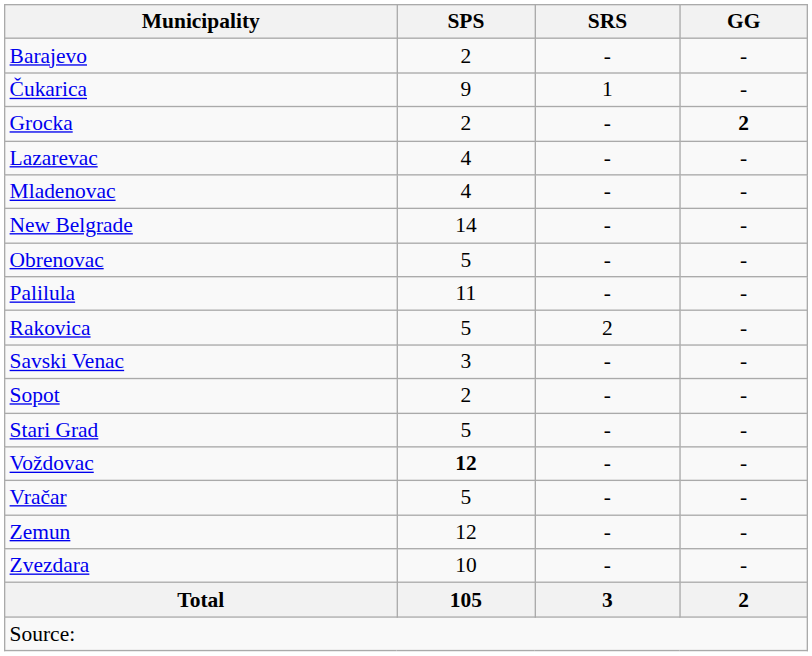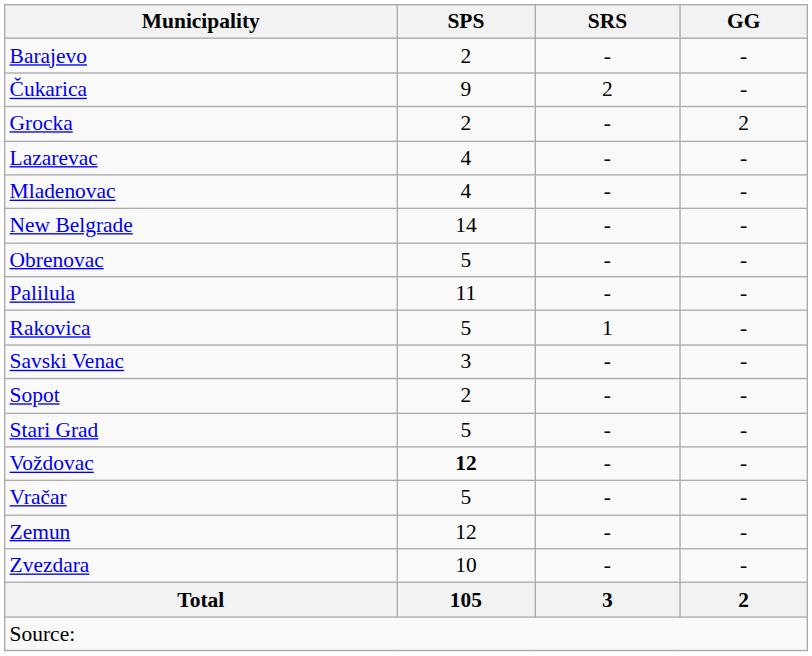(607, 89) 1 -> (607, 89) 2
(744, 123) bold -> (744, 123) normal
(607, 327) 2 -> (607, 327) 1
